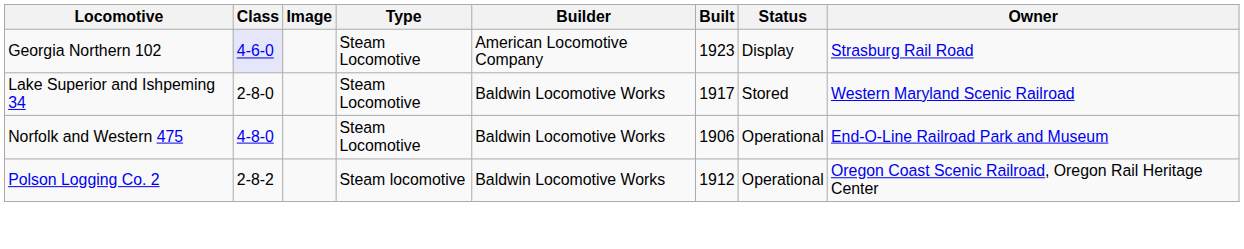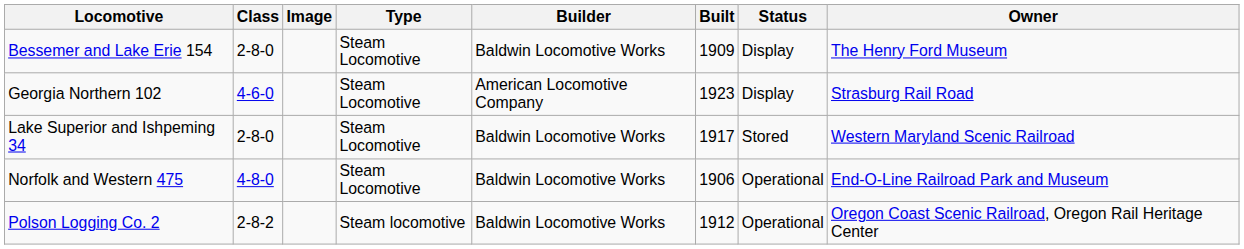+ row: (110, 51)
(255, 51) lavender background -> (255, 94) no background
